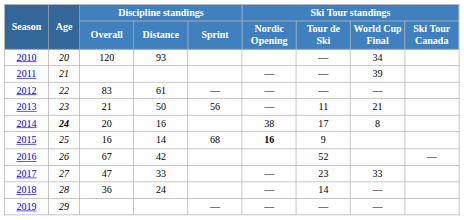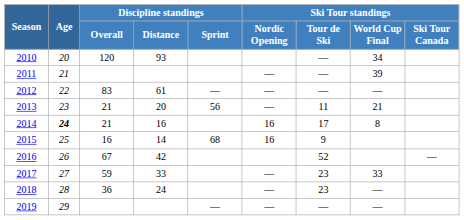(161, 107) 50 -> (161, 107) 20
(107, 124) 20 -> (107, 124) 21
(269, 124) 38 -> (269, 124) 16
(269, 140) bold -> (269, 140) normal
(107, 173) 47 -> (107, 173) 59
(323, 190) 14 -> (323, 190) 23
